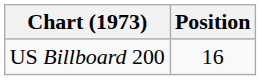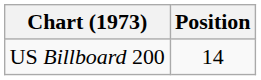(213, 56) 16 -> (213, 56) 14
